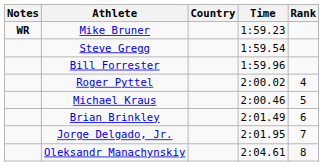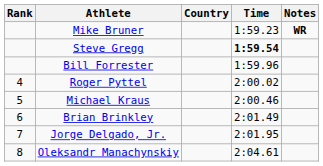columns swapped: (303, 13) <-> (23, 13)
(263, 48) normal -> (256, 48) bold
